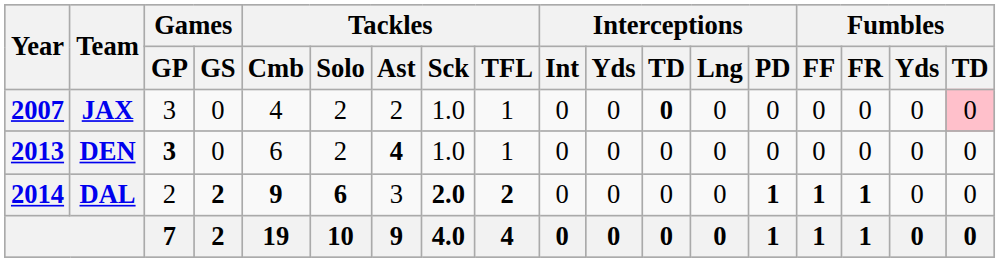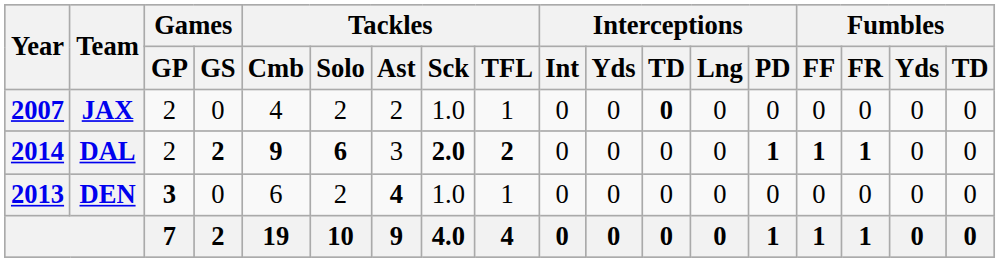(169, 109) 3 -> (169, 109) 2
(970, 109) pink background -> (970, 109) no background
rows swapped: (108, 151) <-> (108, 194)
